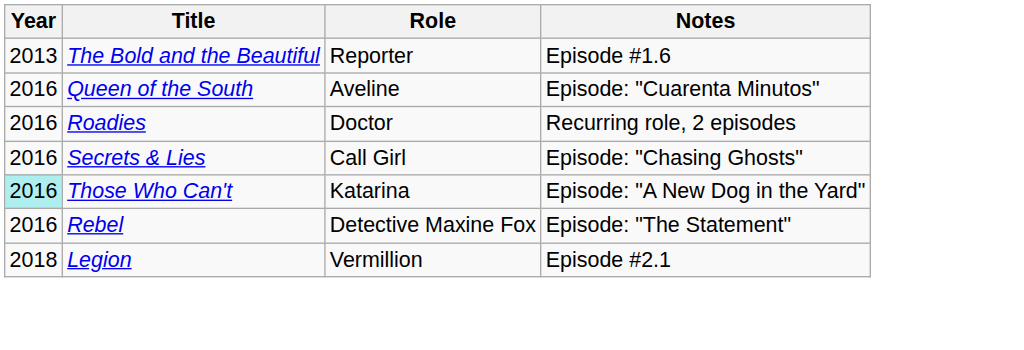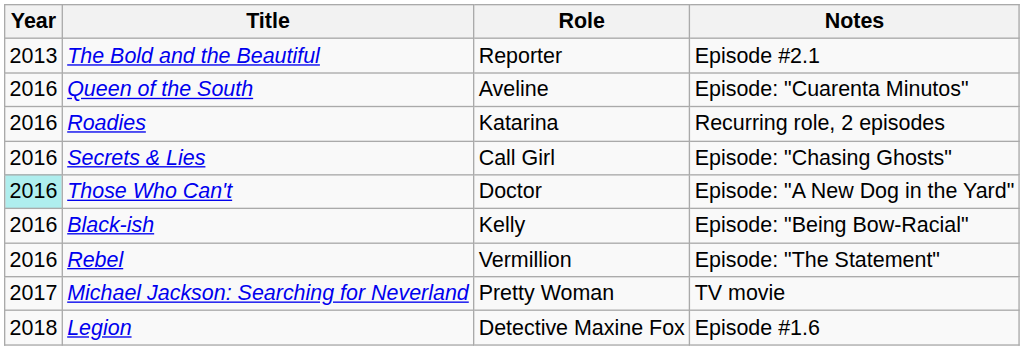(608, 55) Episode #1.6 -> (757, 55) Episode #2.1
(361, 123) Doctor -> (519, 123) Katarina
(370, 191) Katarina -> (510, 191) Doctor
+ row: (111, 225)
(433, 225) Detective Maxine Fox -> (525, 259) Vermillion
+ row: (268, 293)
(376, 259) Vermillion -> (582, 327) Detective Maxine Fox
(608, 259) Episode #2.1 -> (757, 327) Episode #1.6
